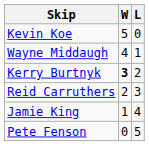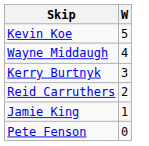- column: (138, 14)
(125, 73) bold -> (125, 73) normal
